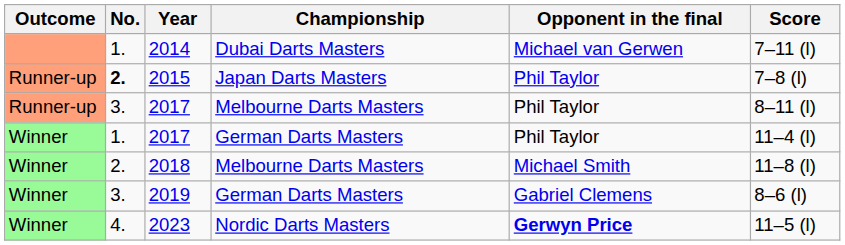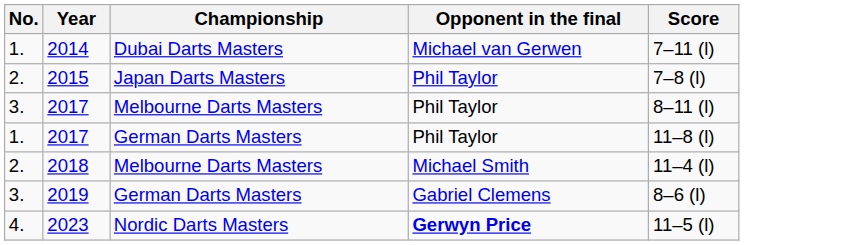- column: (55, 19)
(118, 78) bold -> (17, 78) normal
(785, 136) 11–4 (l) -> (684, 136) 11–8 (l)
(785, 166) 11–8 (l) -> (684, 166) 11–4 (l)
